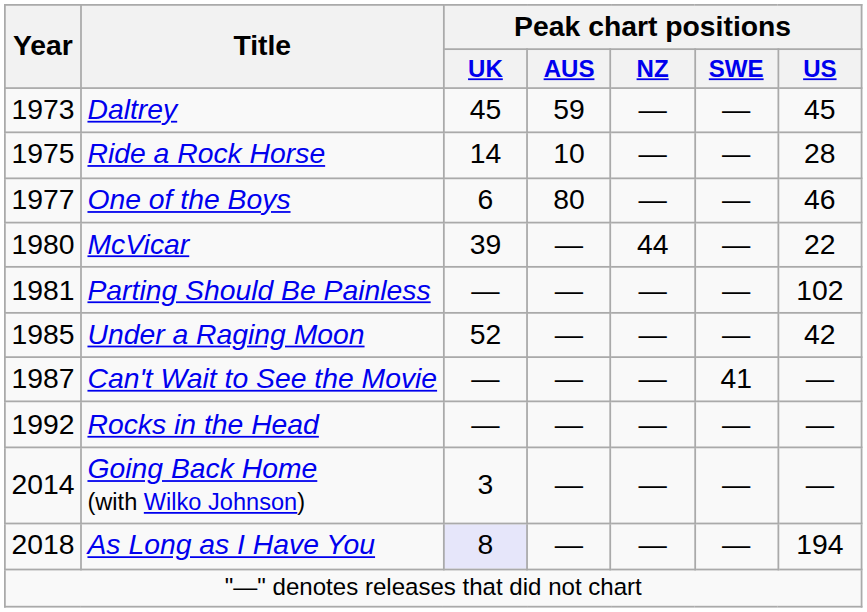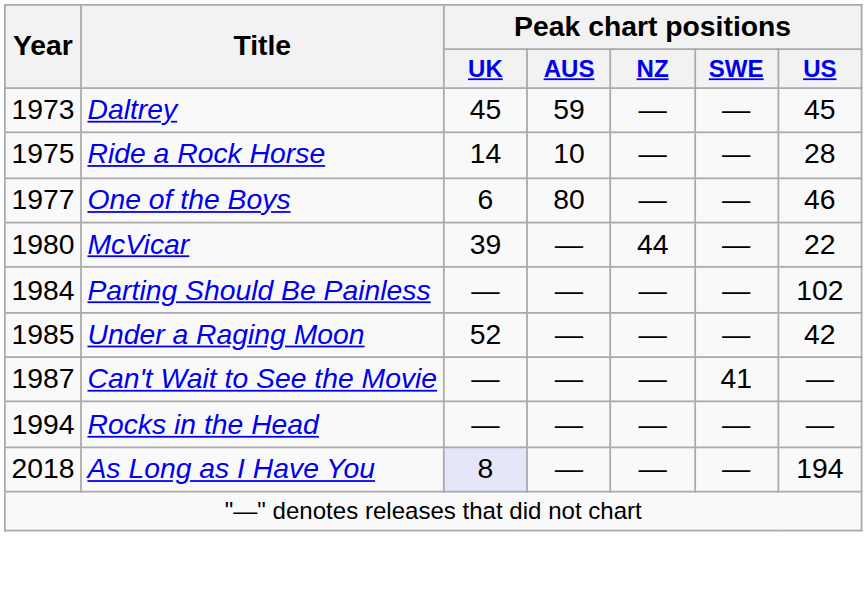(43, 289) 1981 -> (43, 289) 1984
(43, 424) 1992 -> (43, 424) 1994
- row: (202, 485)
